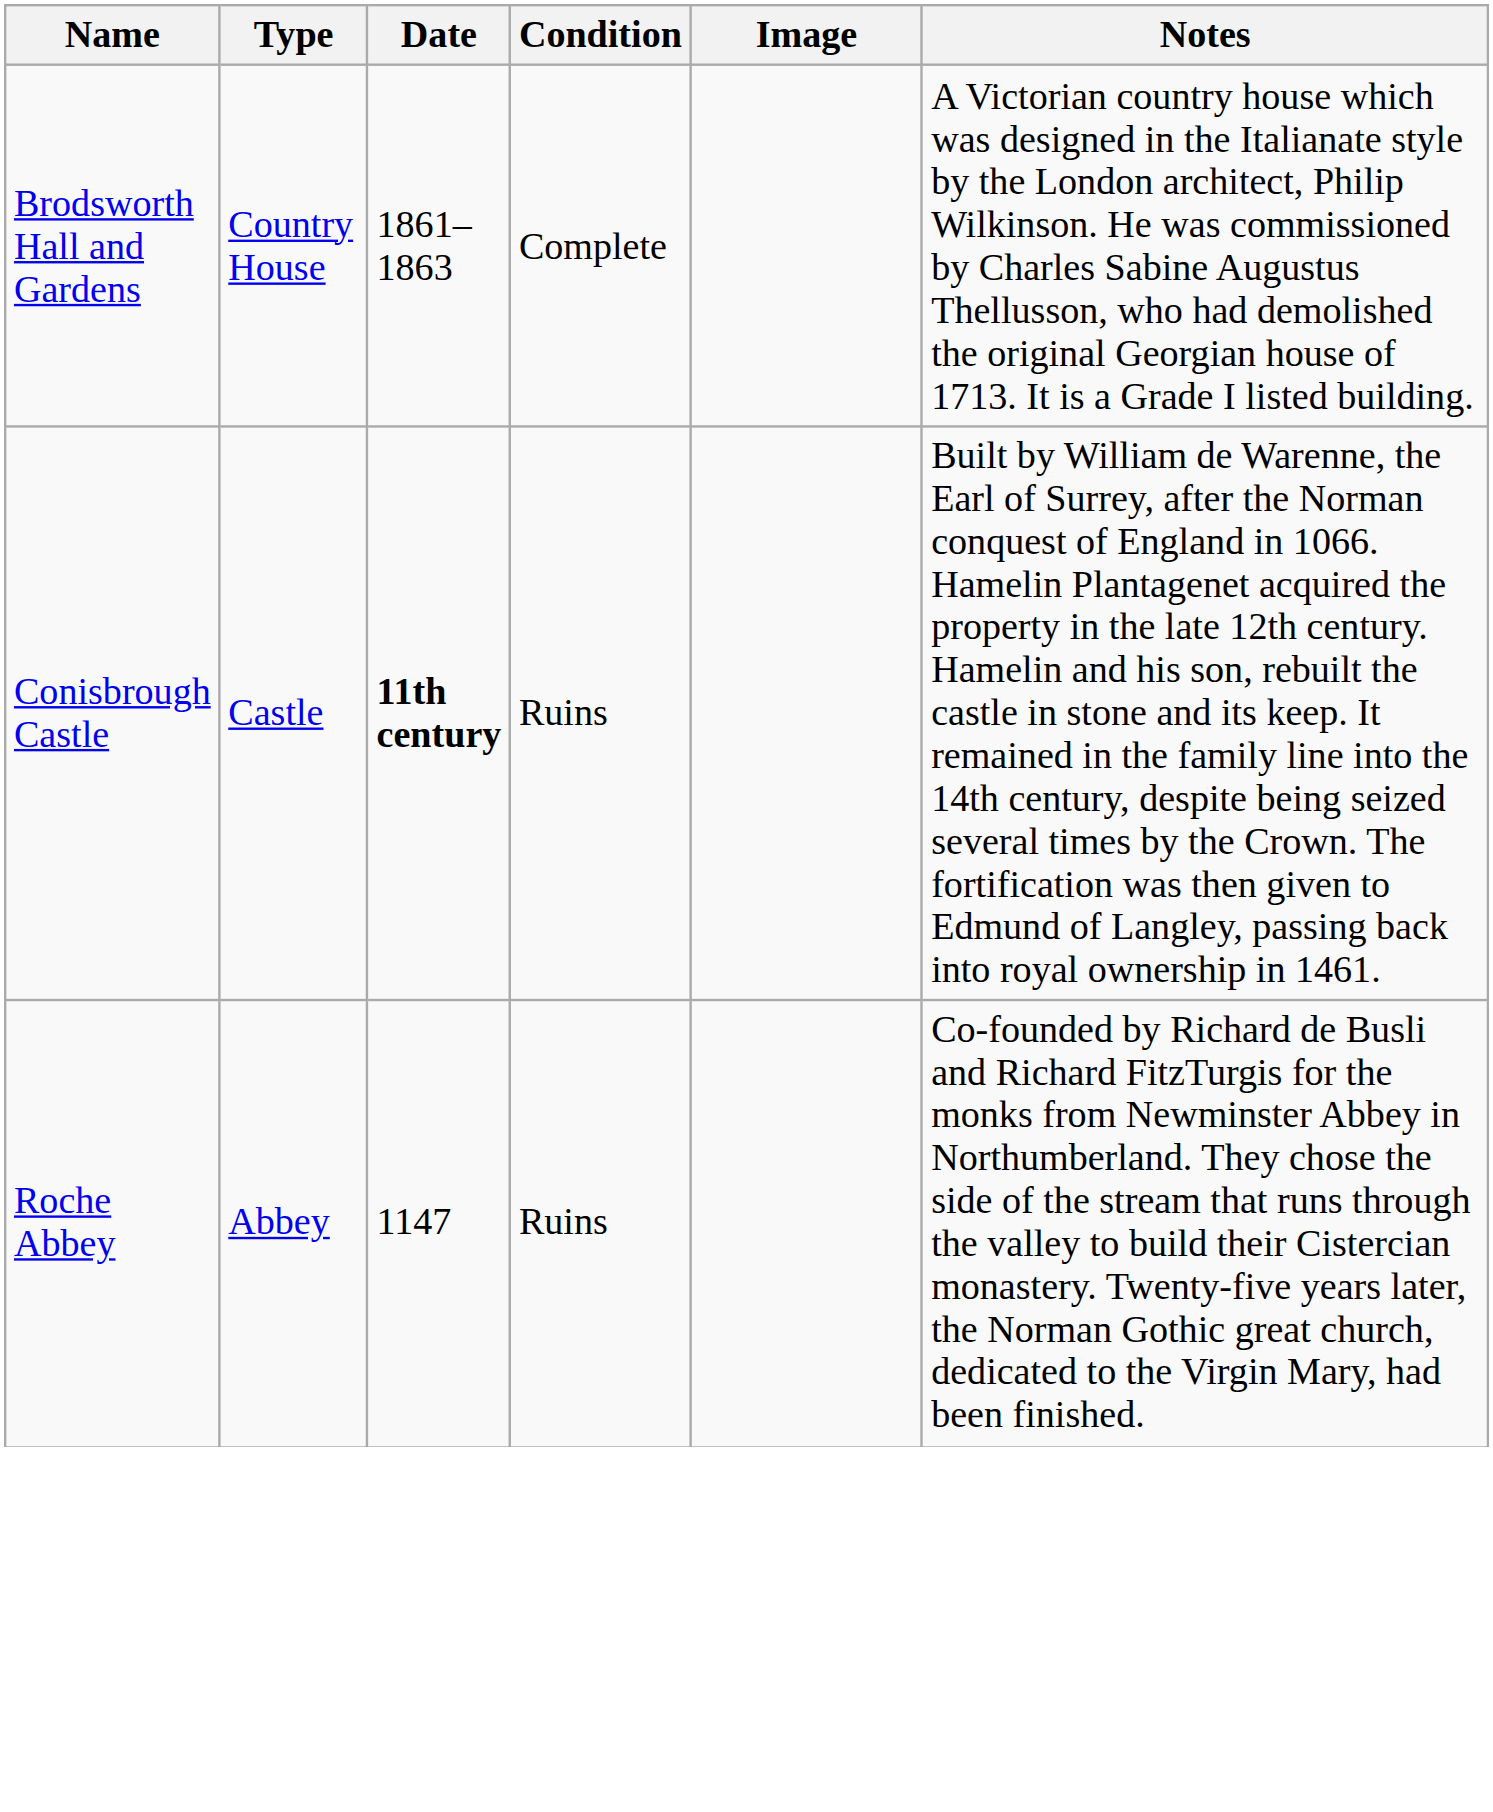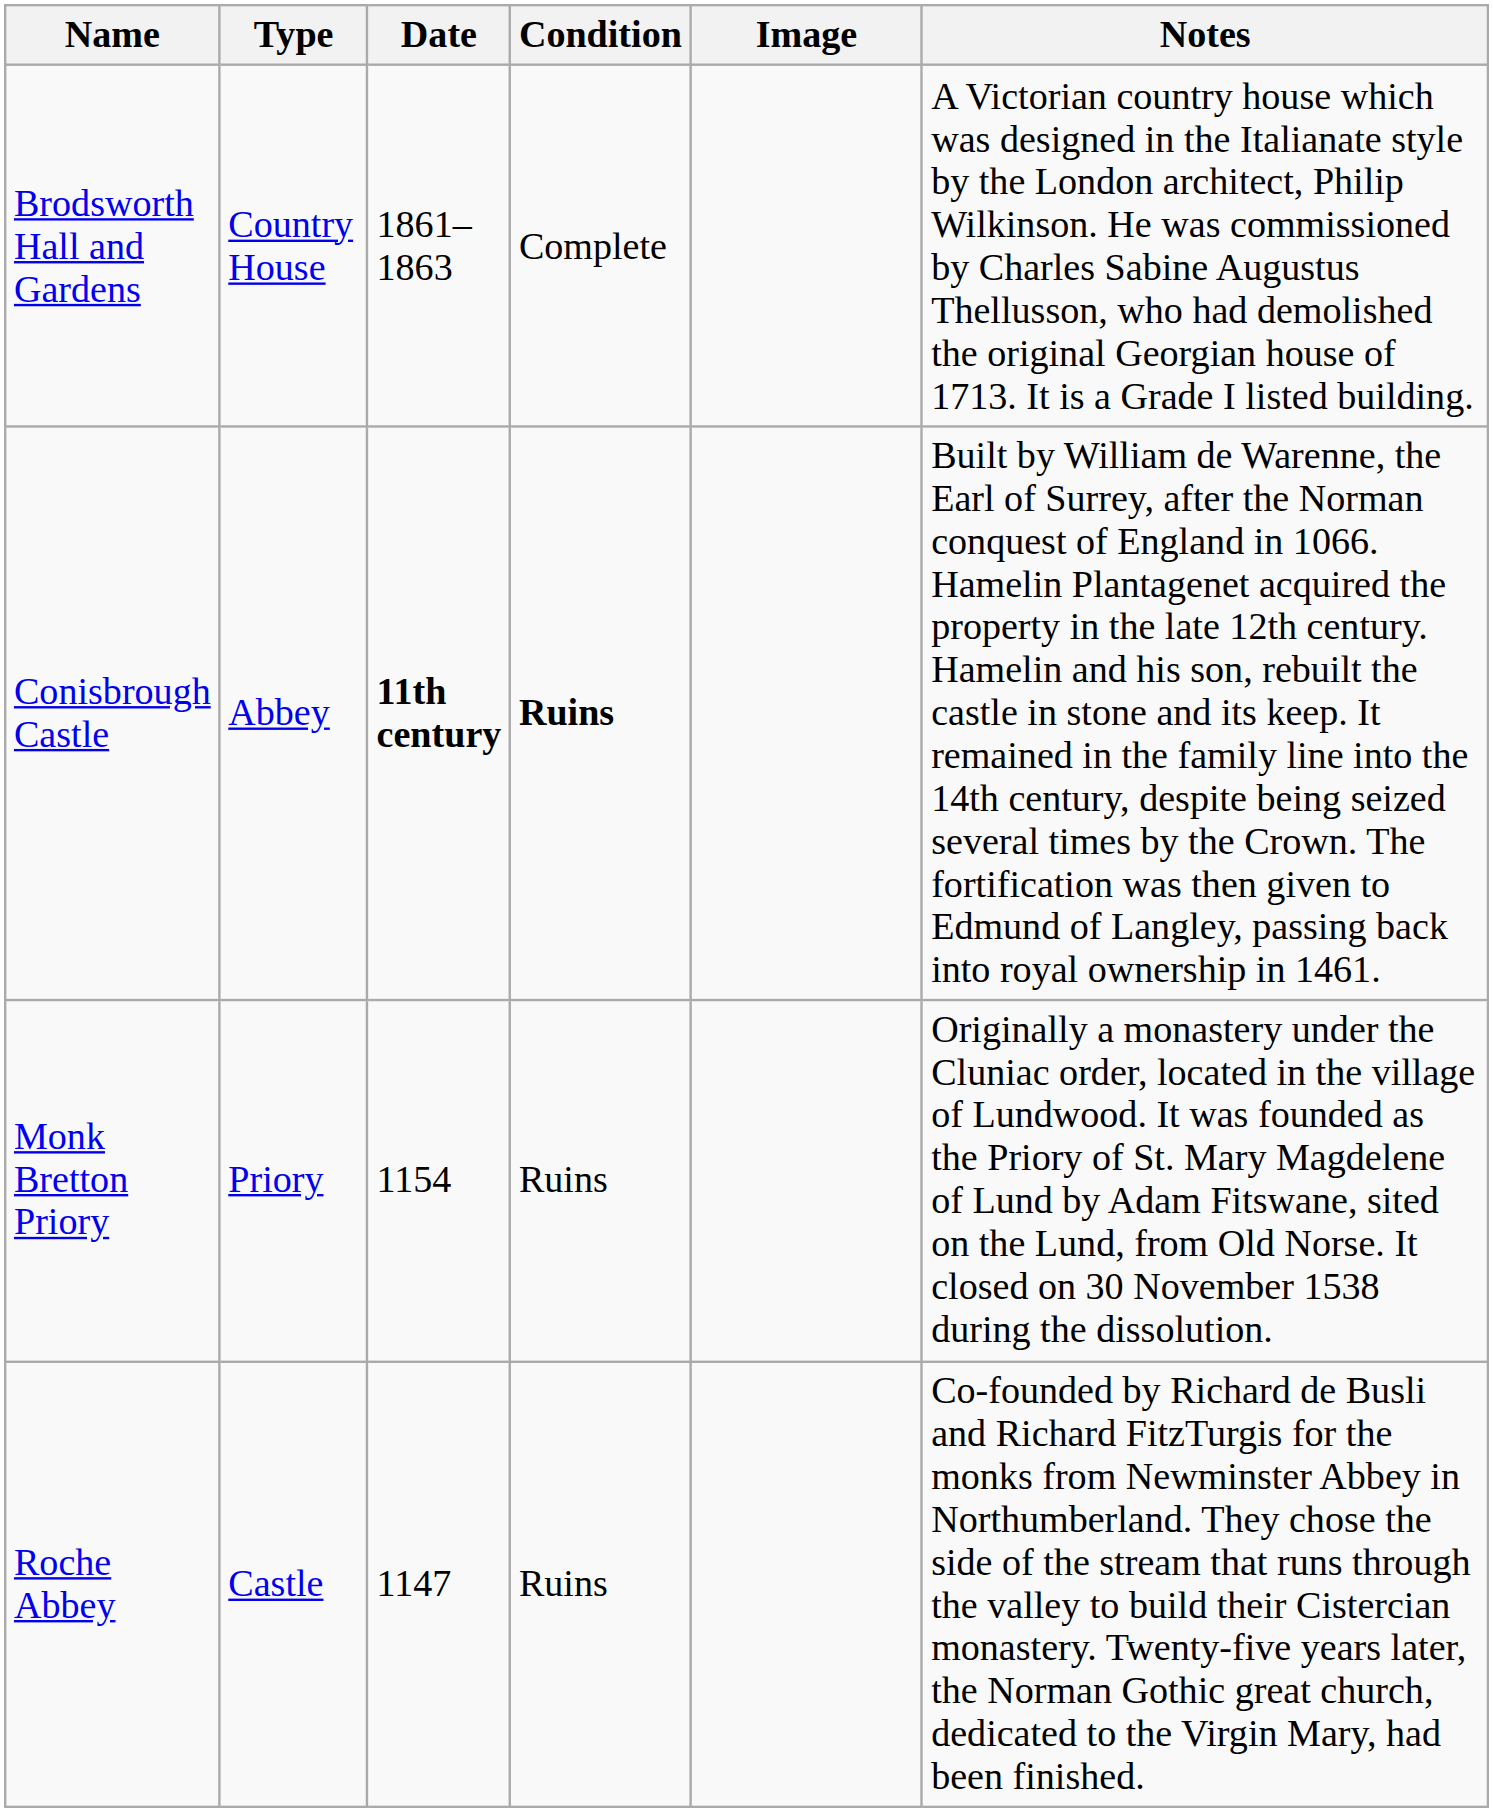(276, 712) Castle -> (279, 712) Abbey
(563, 712) normal -> (567, 712) bold
+ row: (71, 1179)
(279, 1222) Abbey -> (276, 1582) Castle
